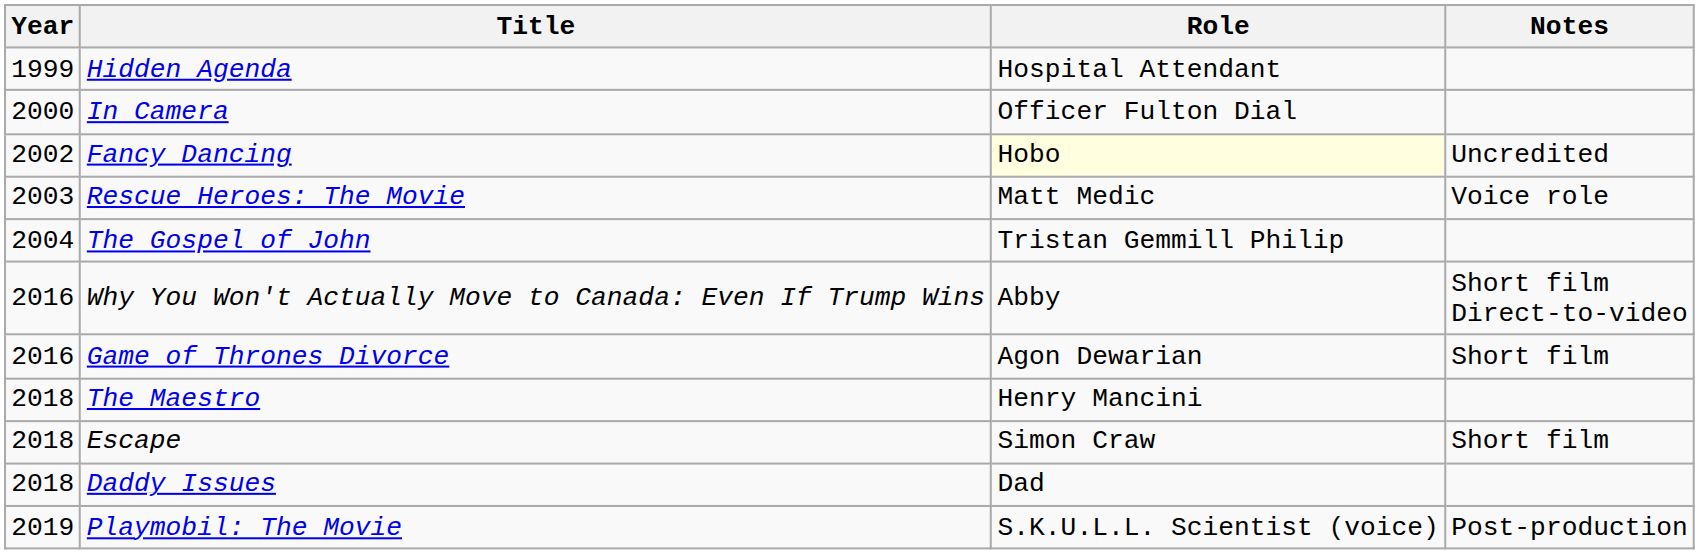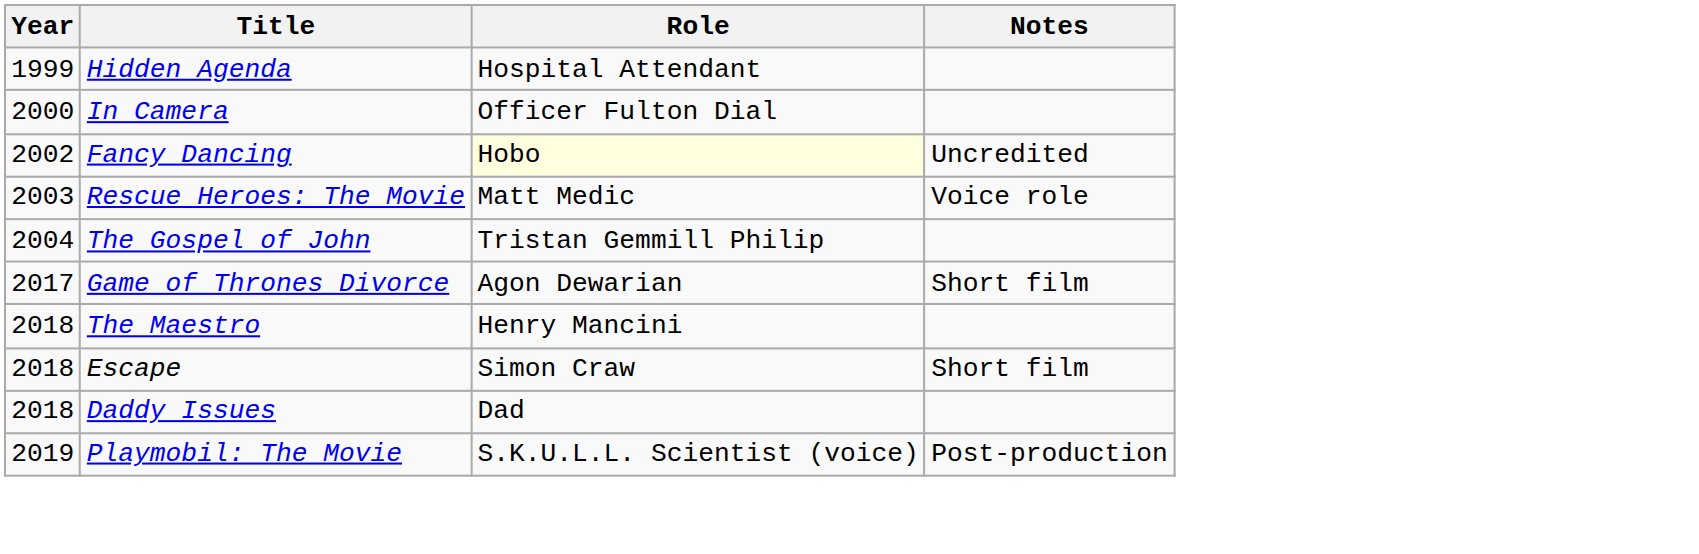- row: (536, 298)
(43, 356) 2016 -> (43, 283) 2017
